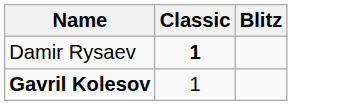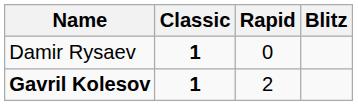+ column: (268, 20)
(195, 84) normal -> (195, 84) bold
